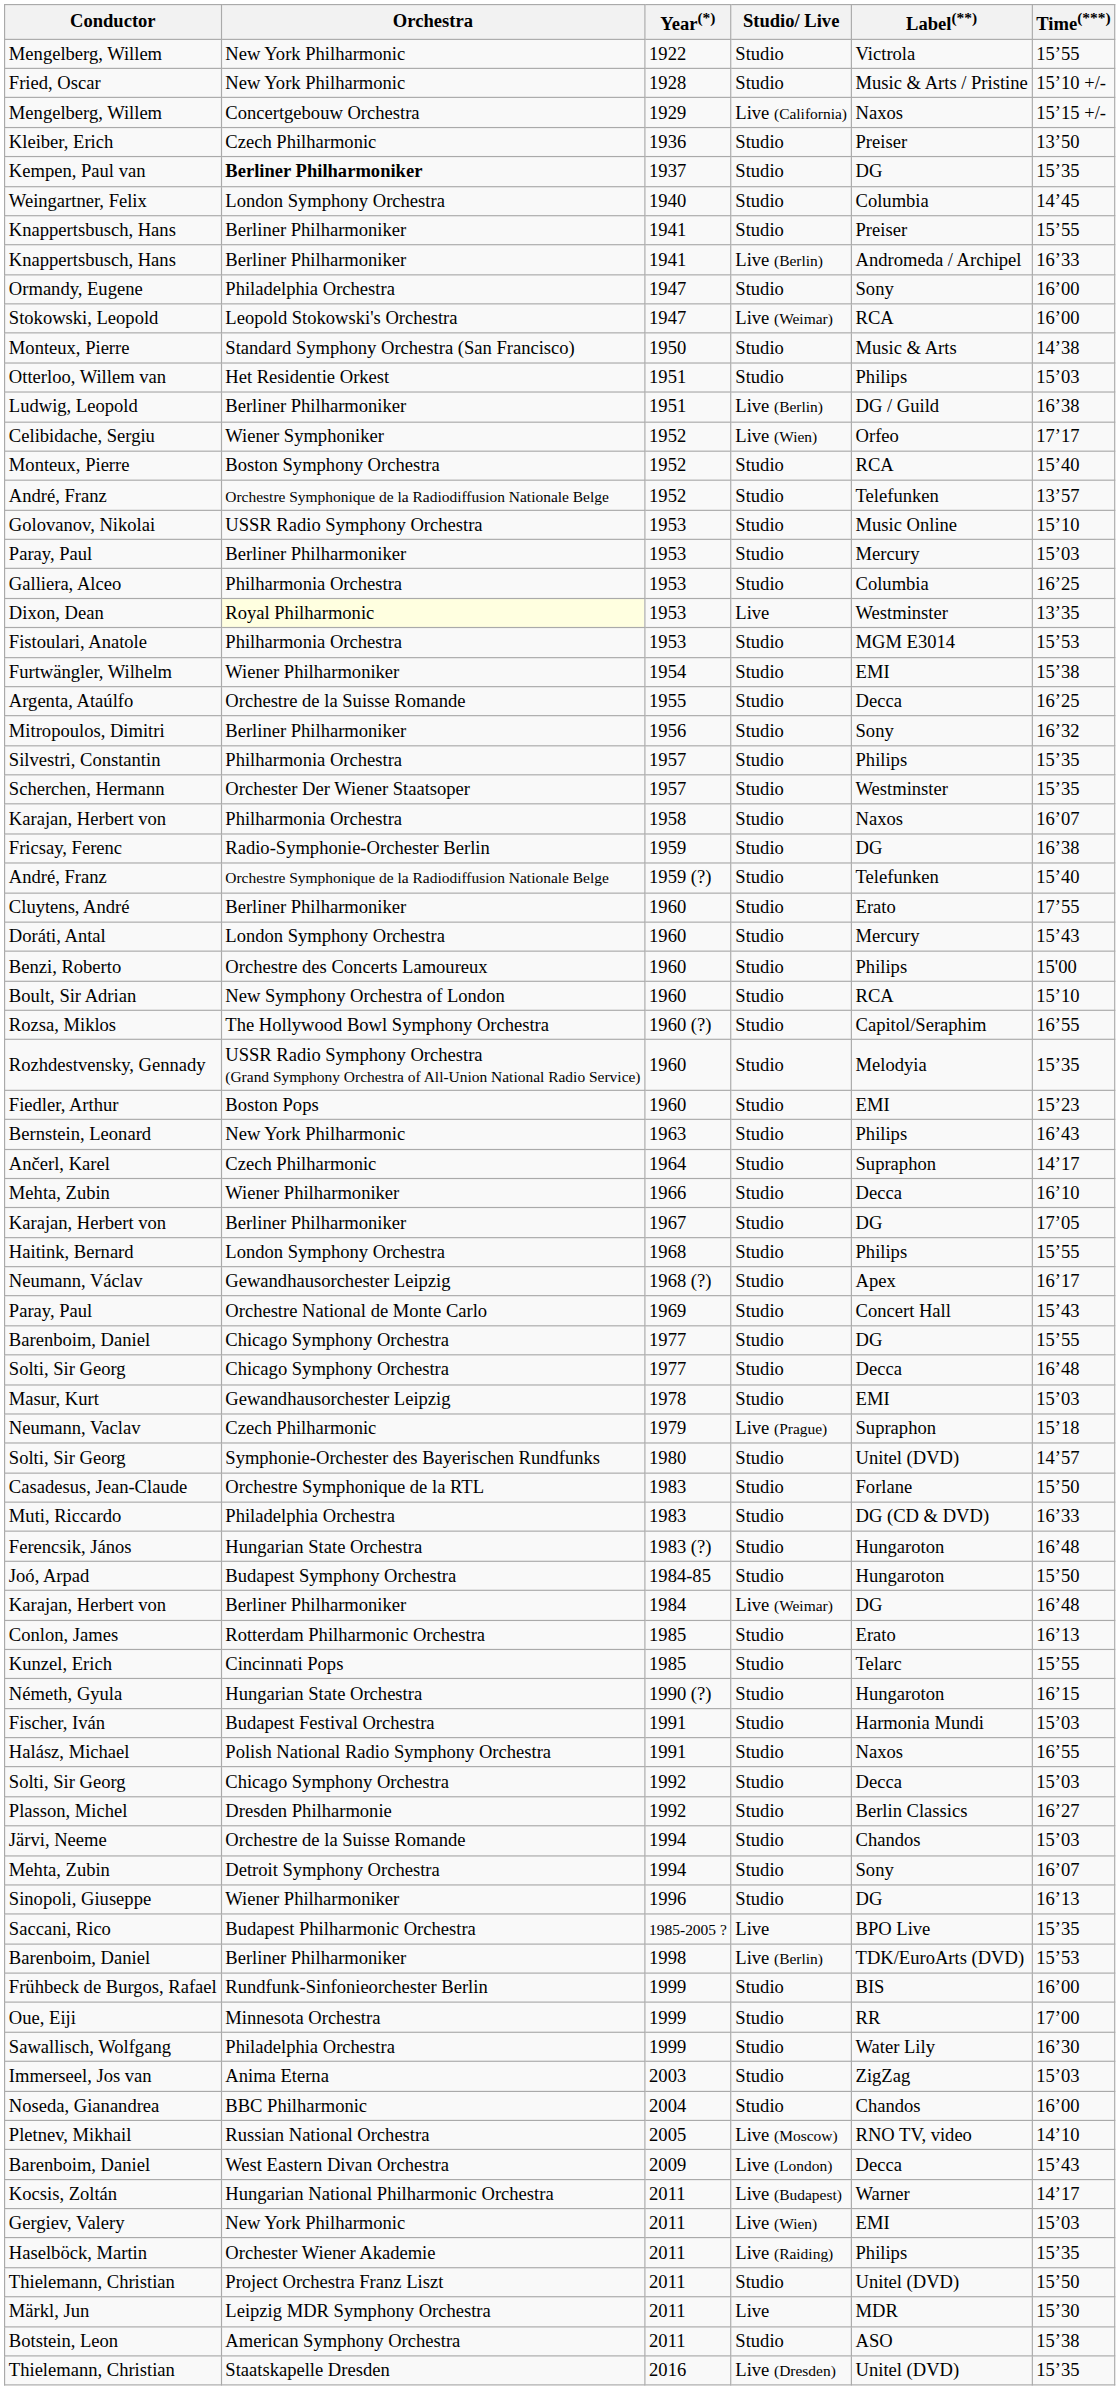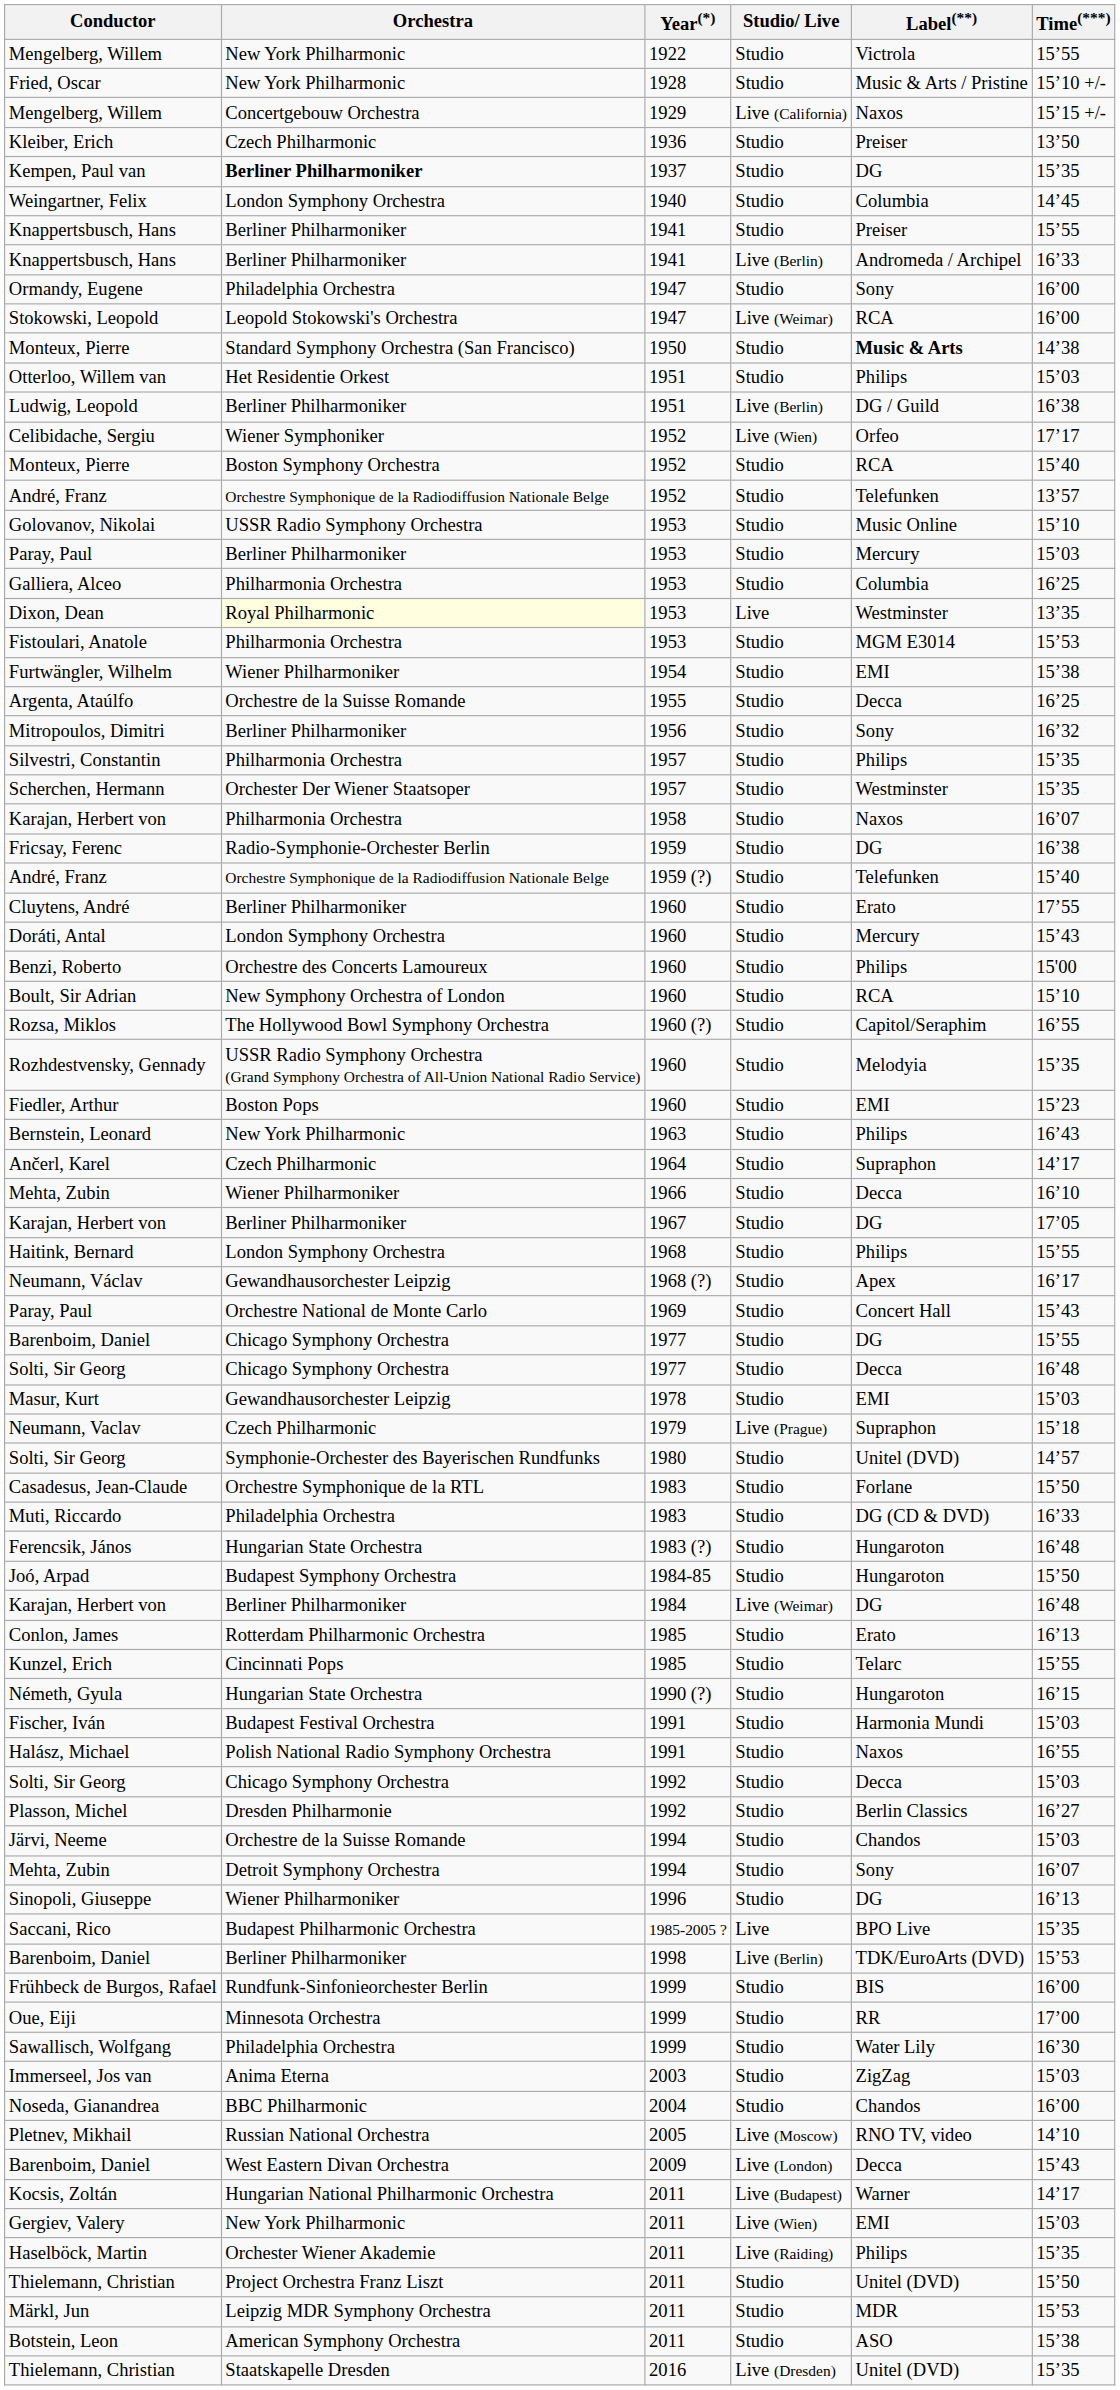(906, 348) normal -> (909, 348) bold
(752, 2311) Live -> (760, 2311) Studio
(1058, 2311) 15’30 -> (1058, 2311) 15’53
